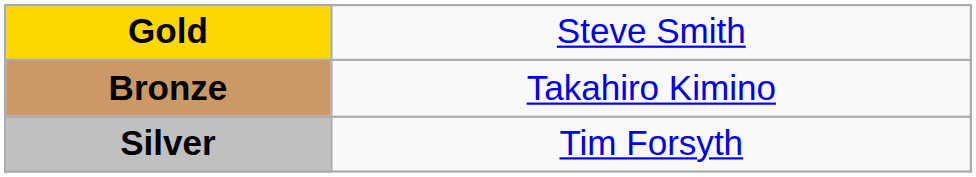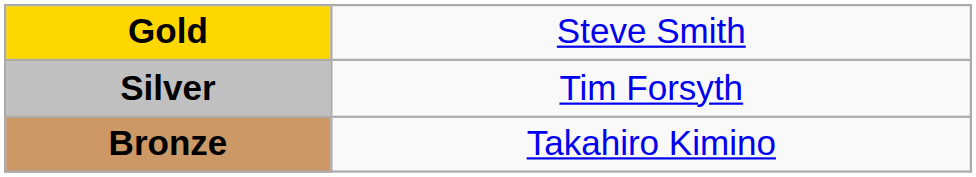rows swapped: (168, 143) <-> (168, 87)
